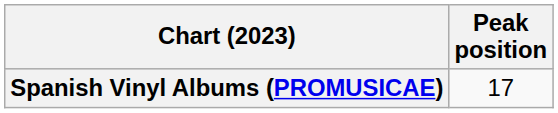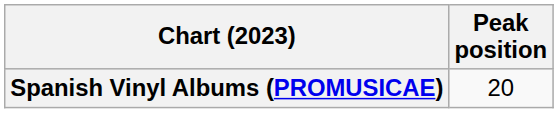(501, 88) 17 -> (501, 88) 20
